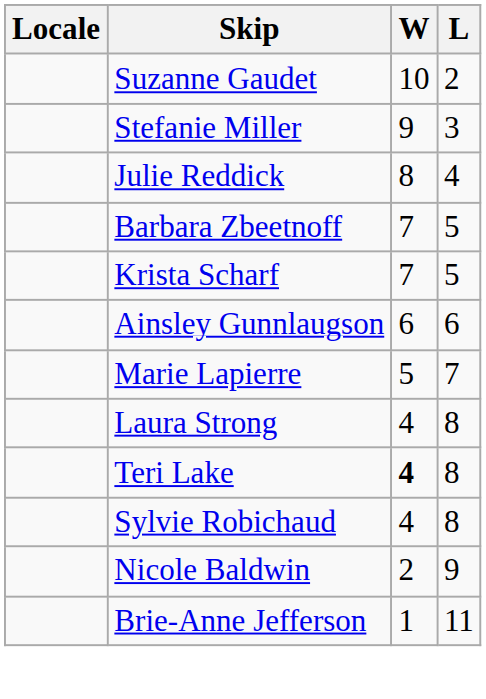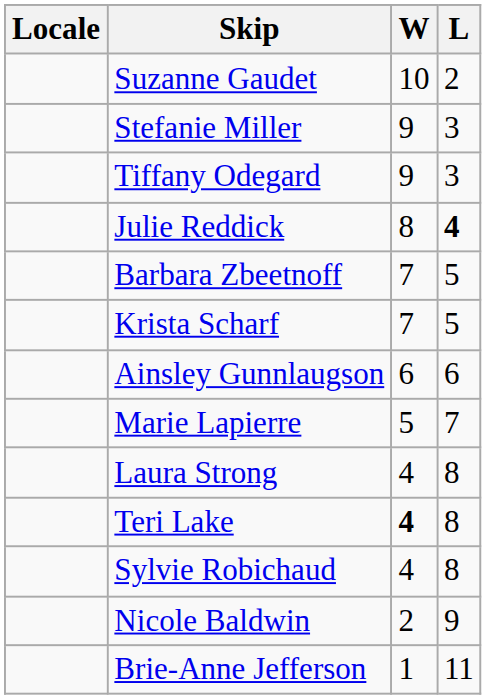+ row: (217, 176)
(452, 176) normal -> (452, 226) bold
